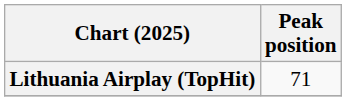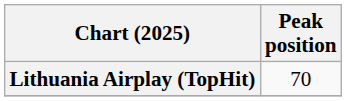(301, 78) 71 -> (301, 78) 70
